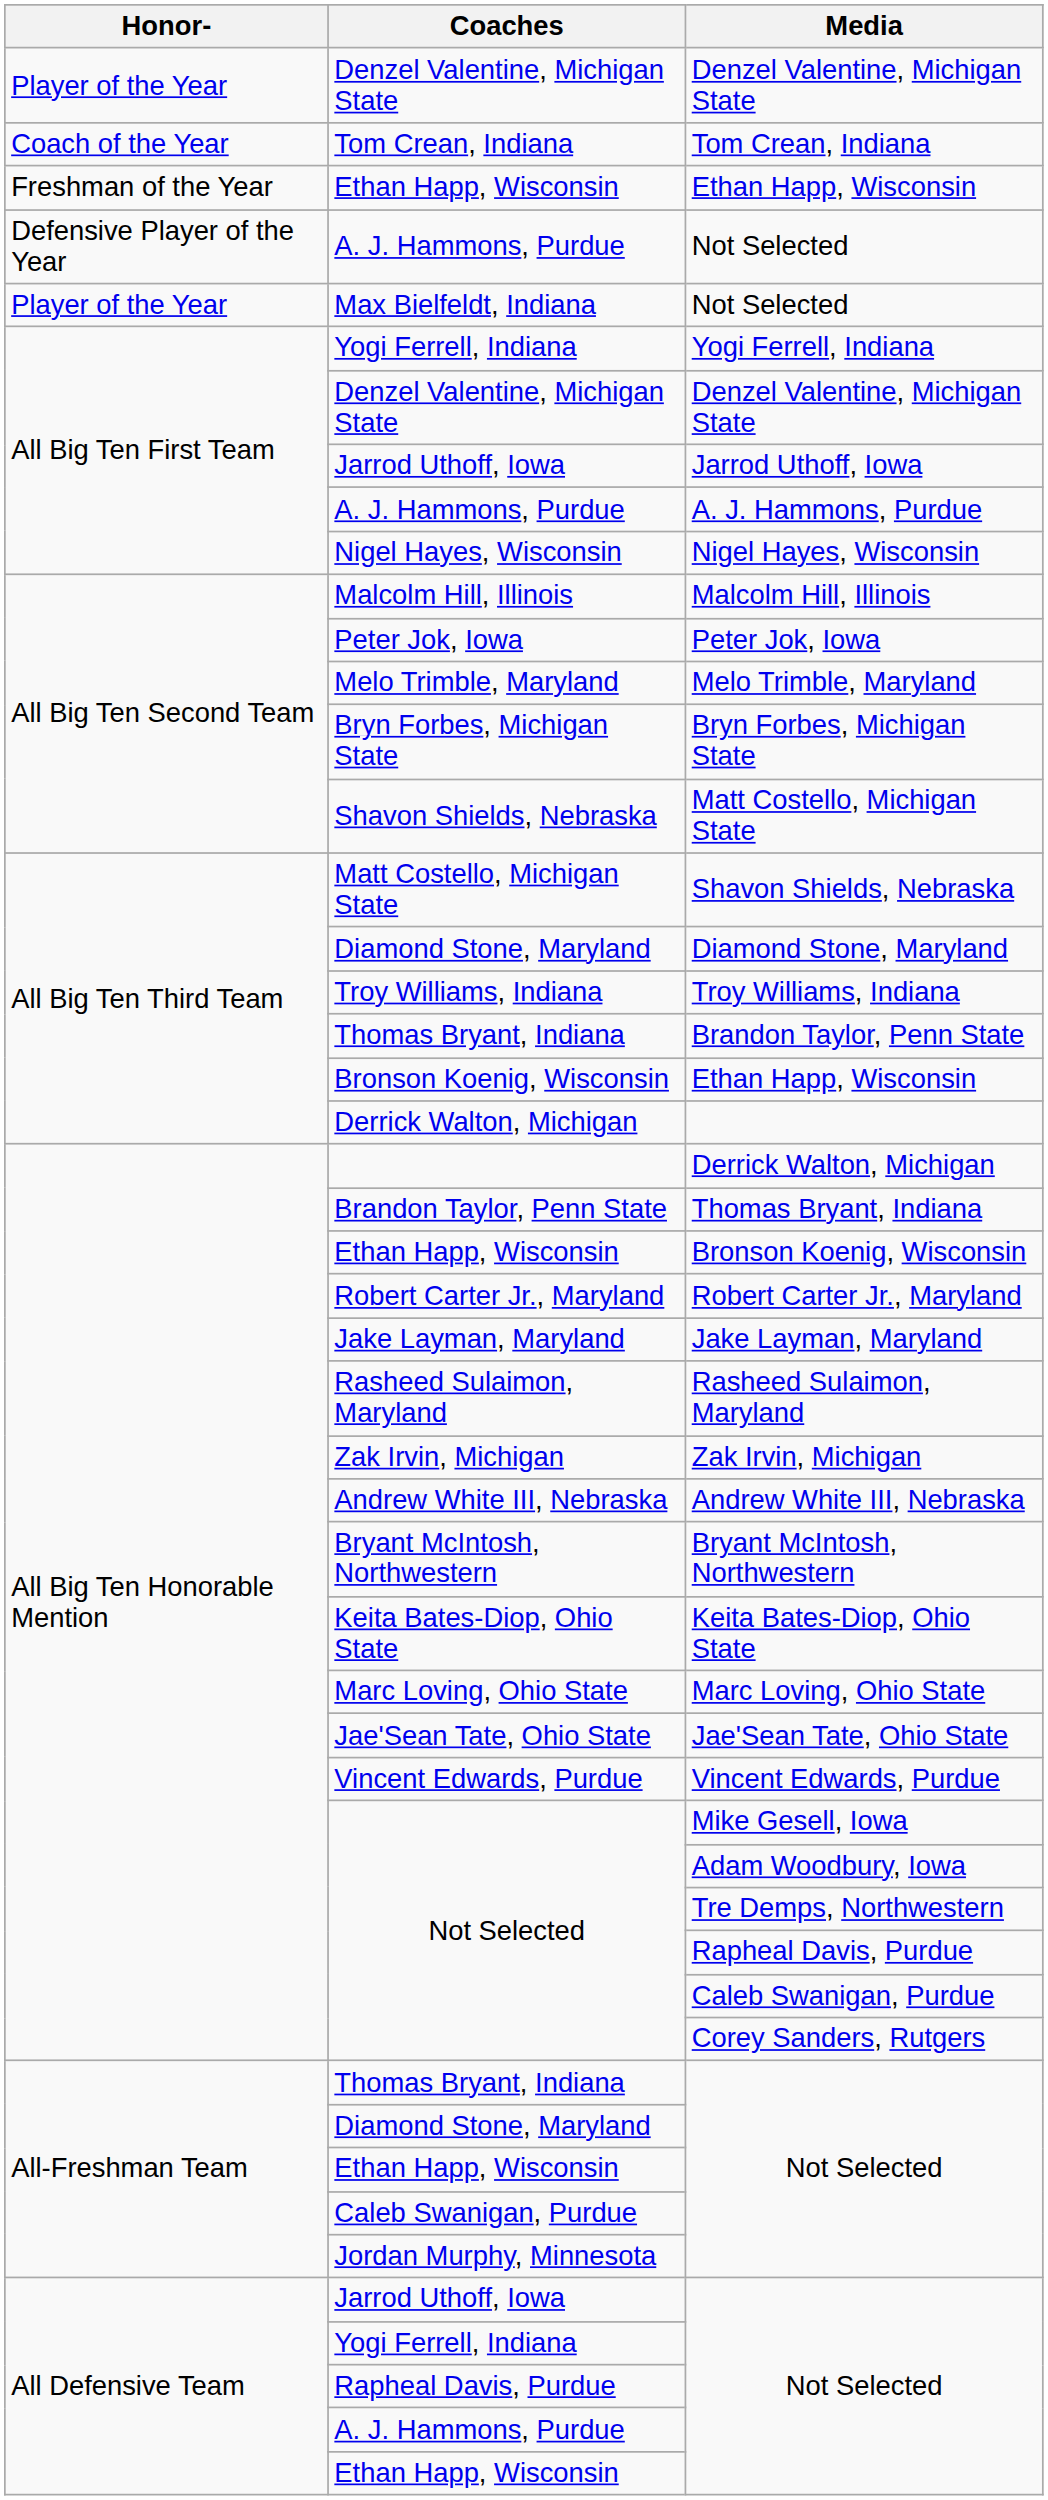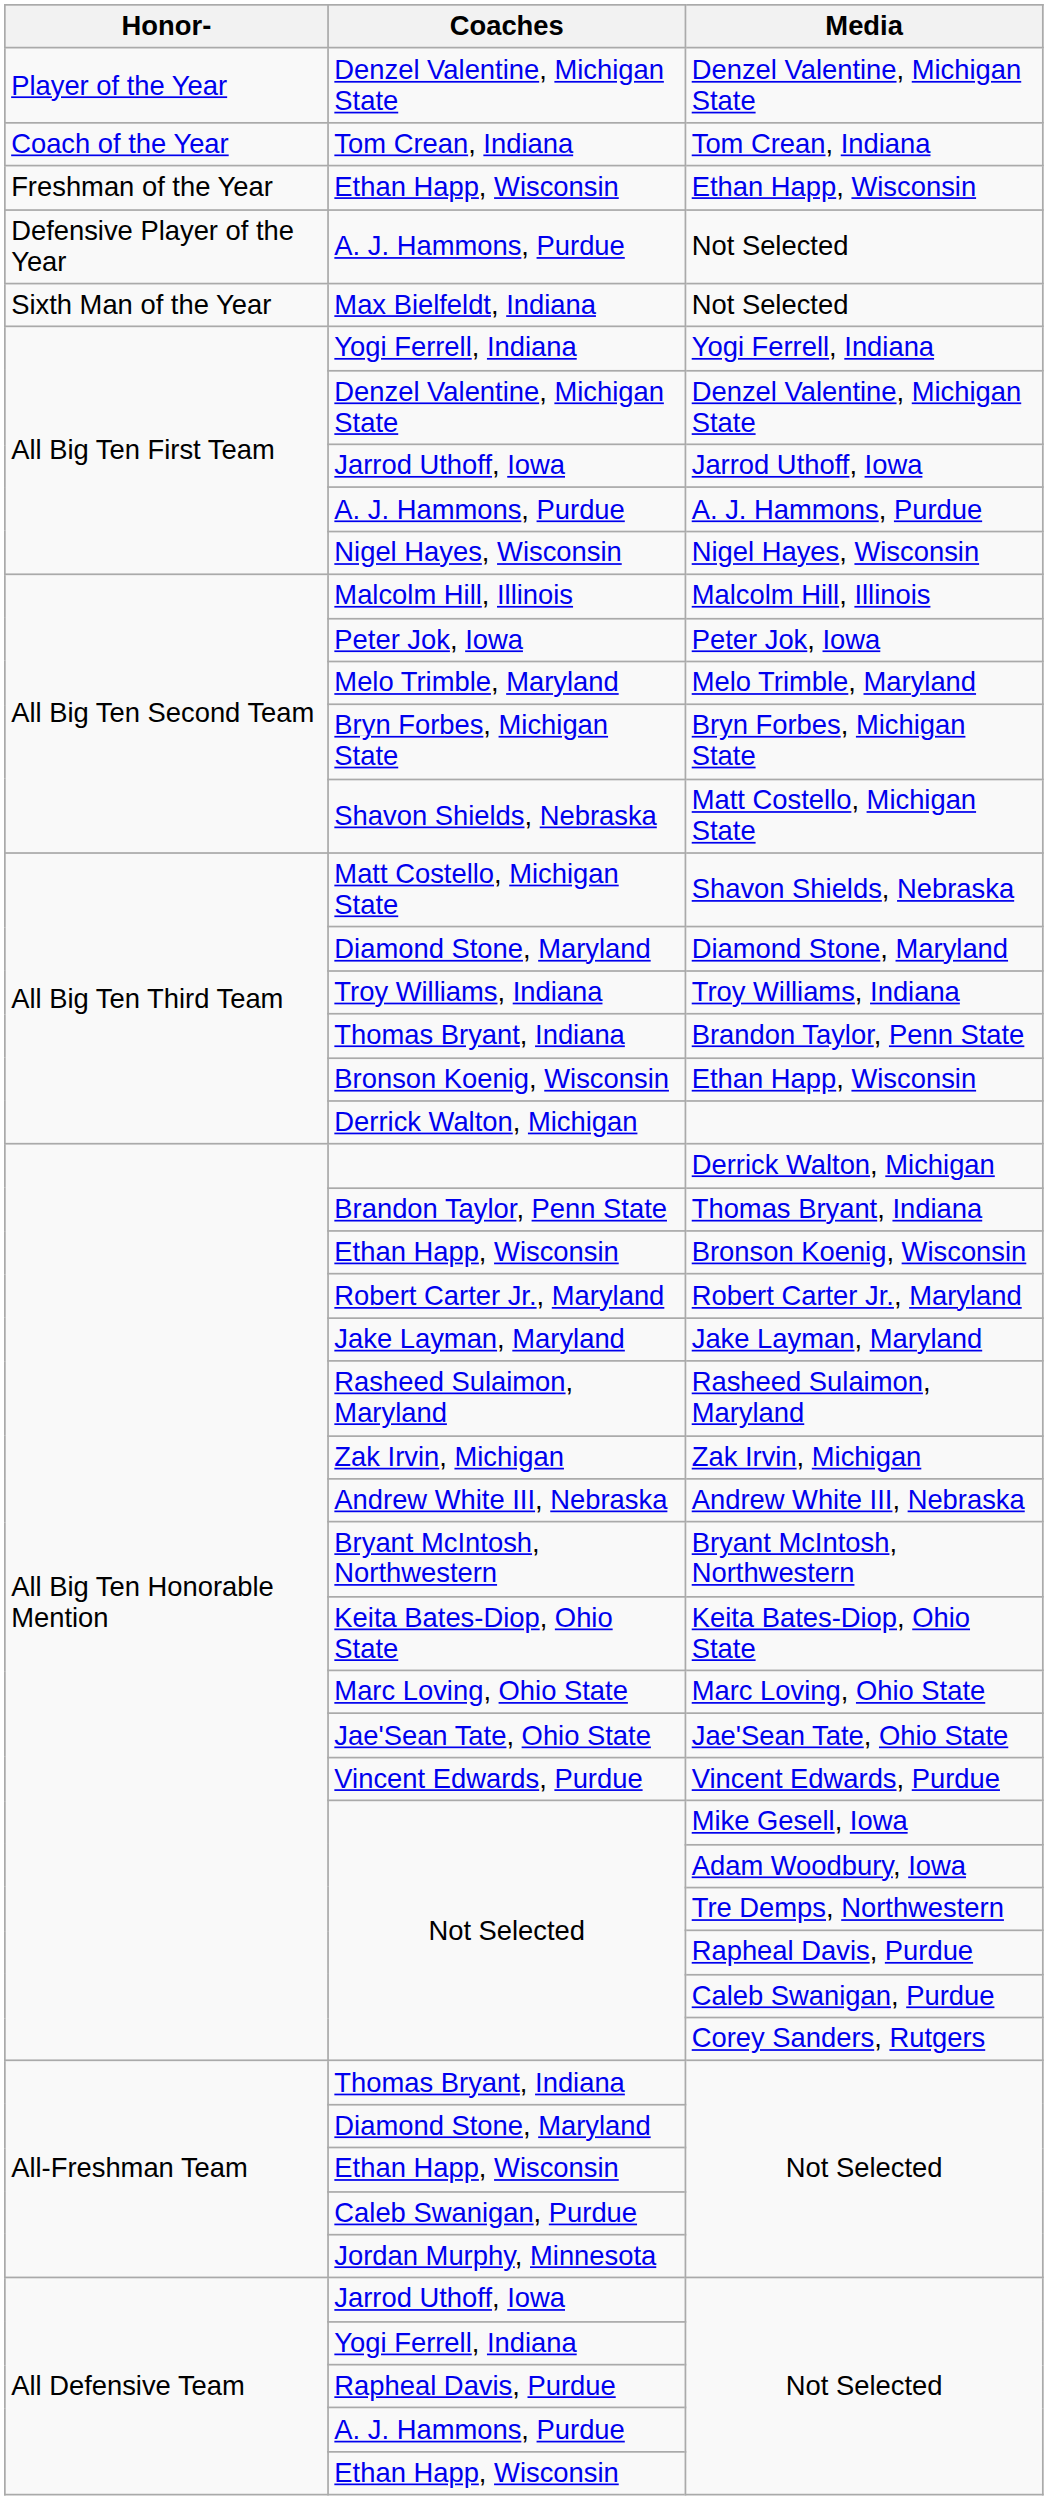(119, 304) Player of the Year -> (141, 304) Sixth Man of the Year
